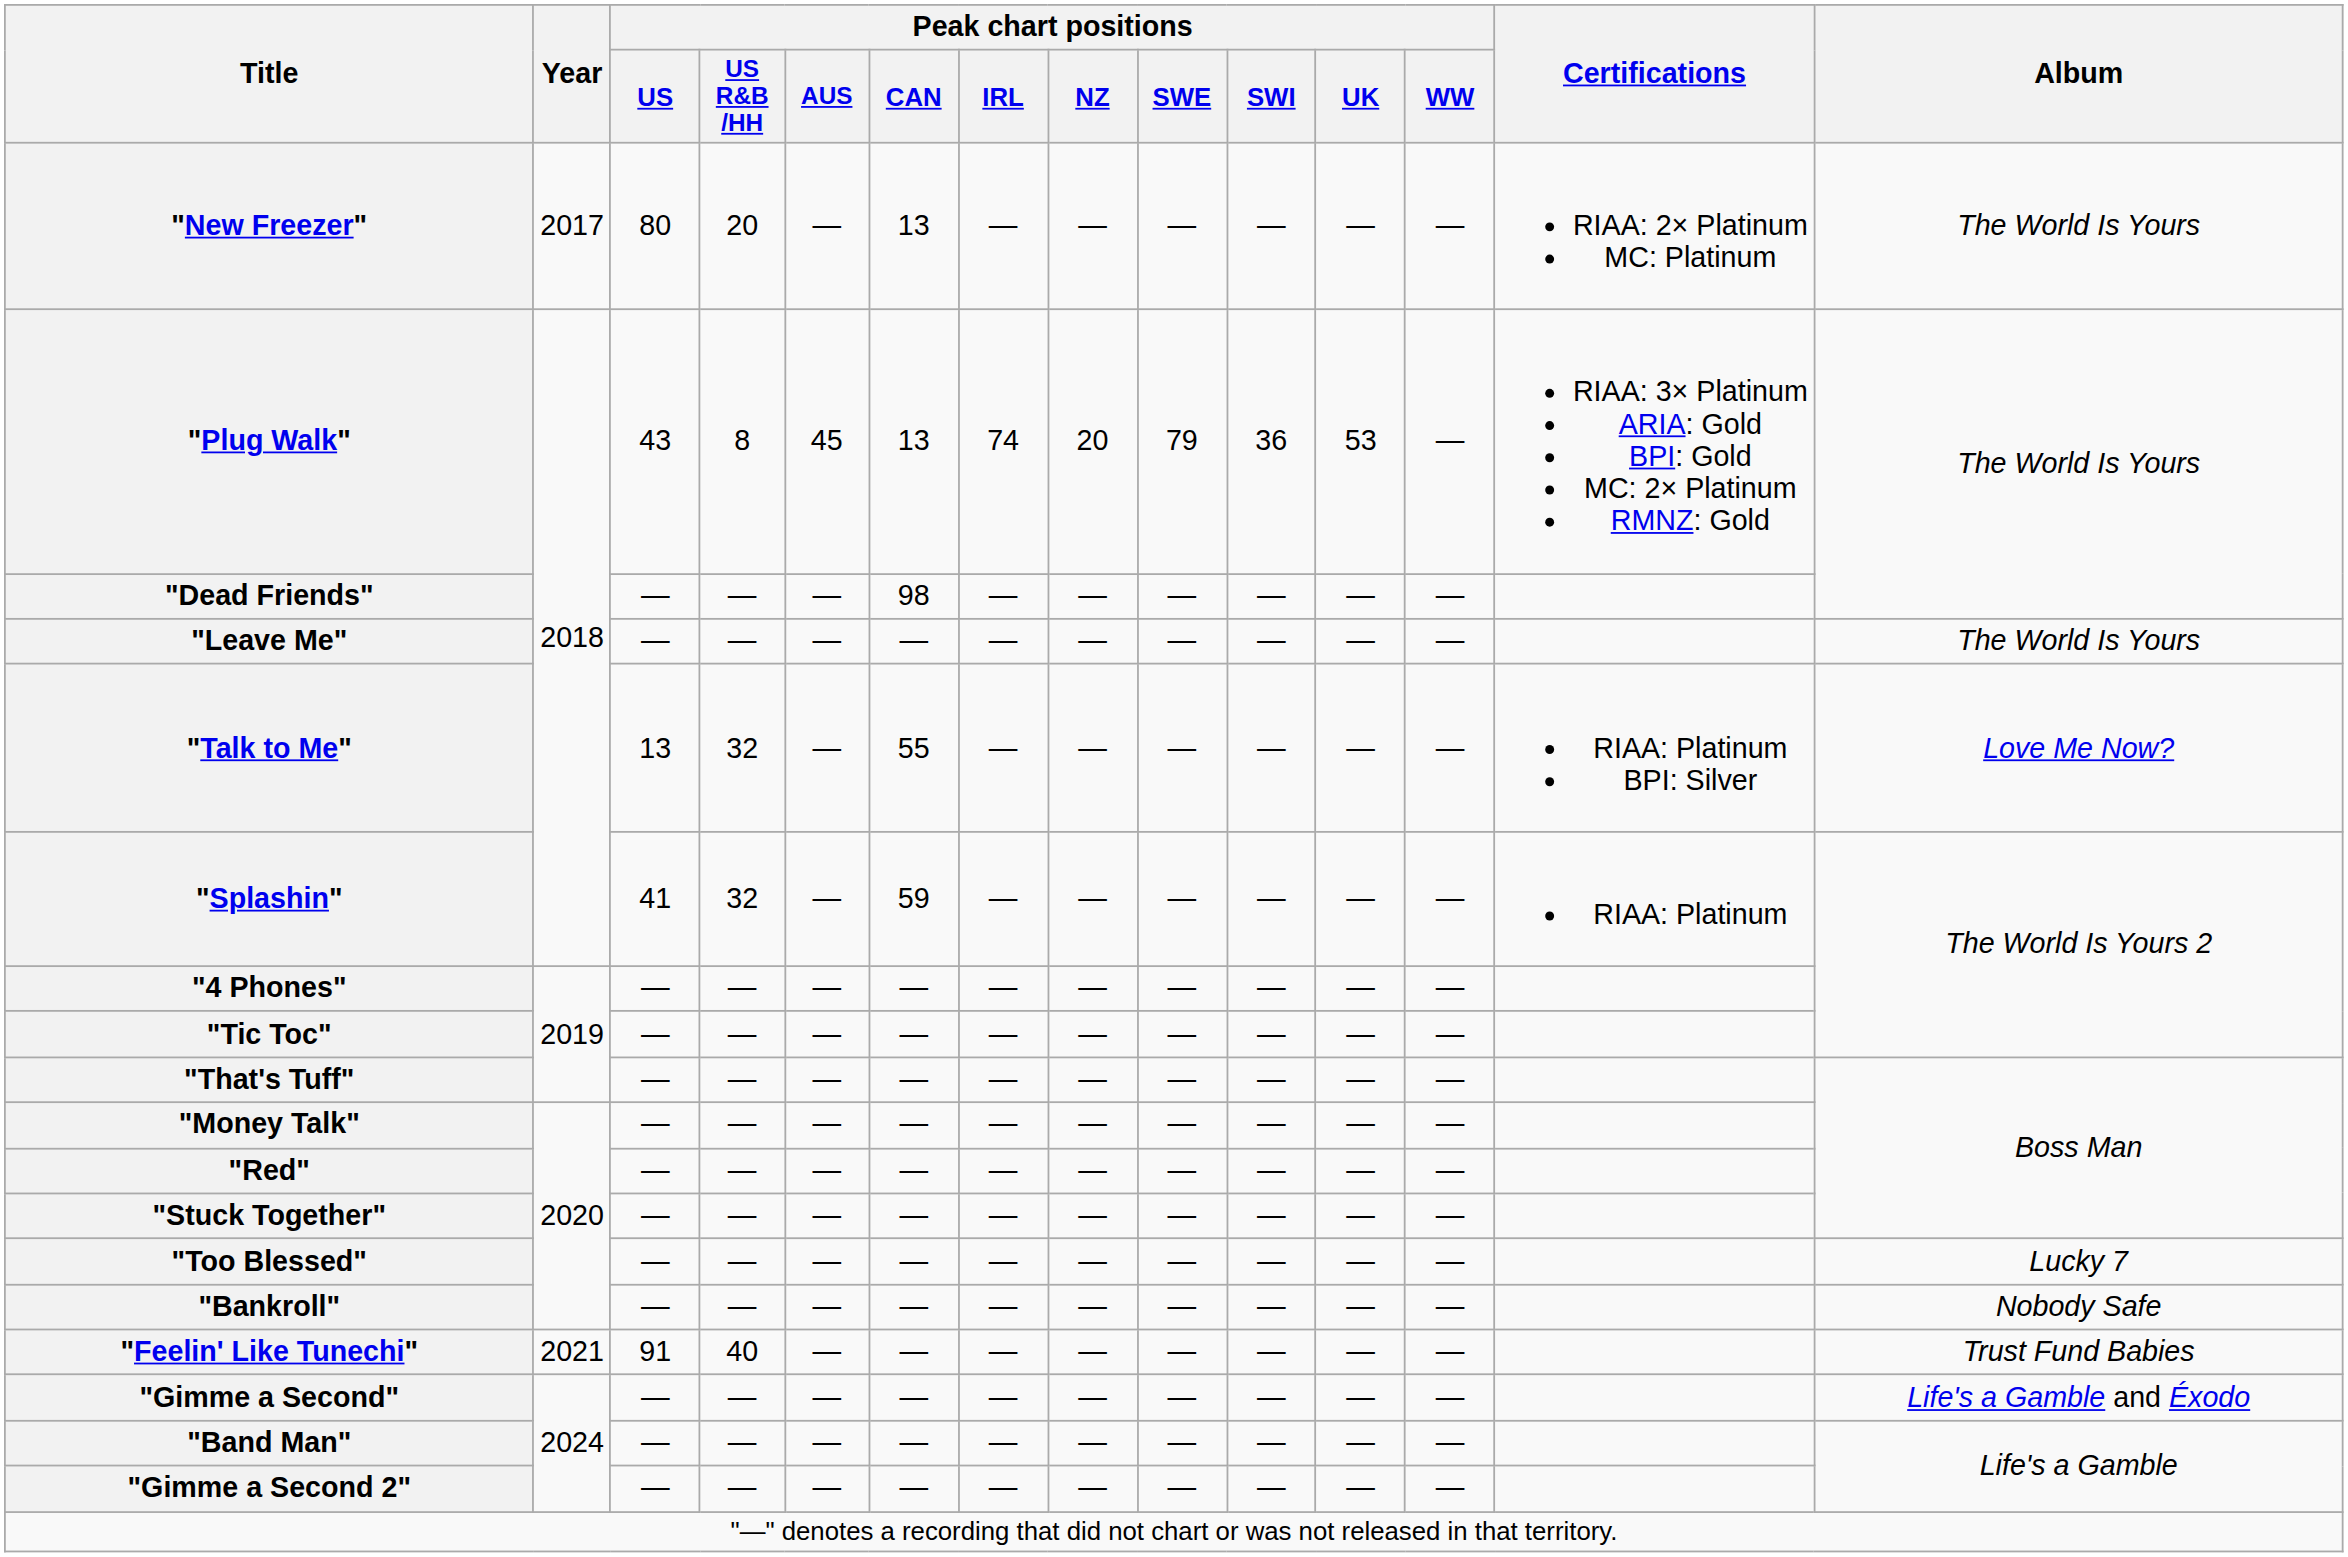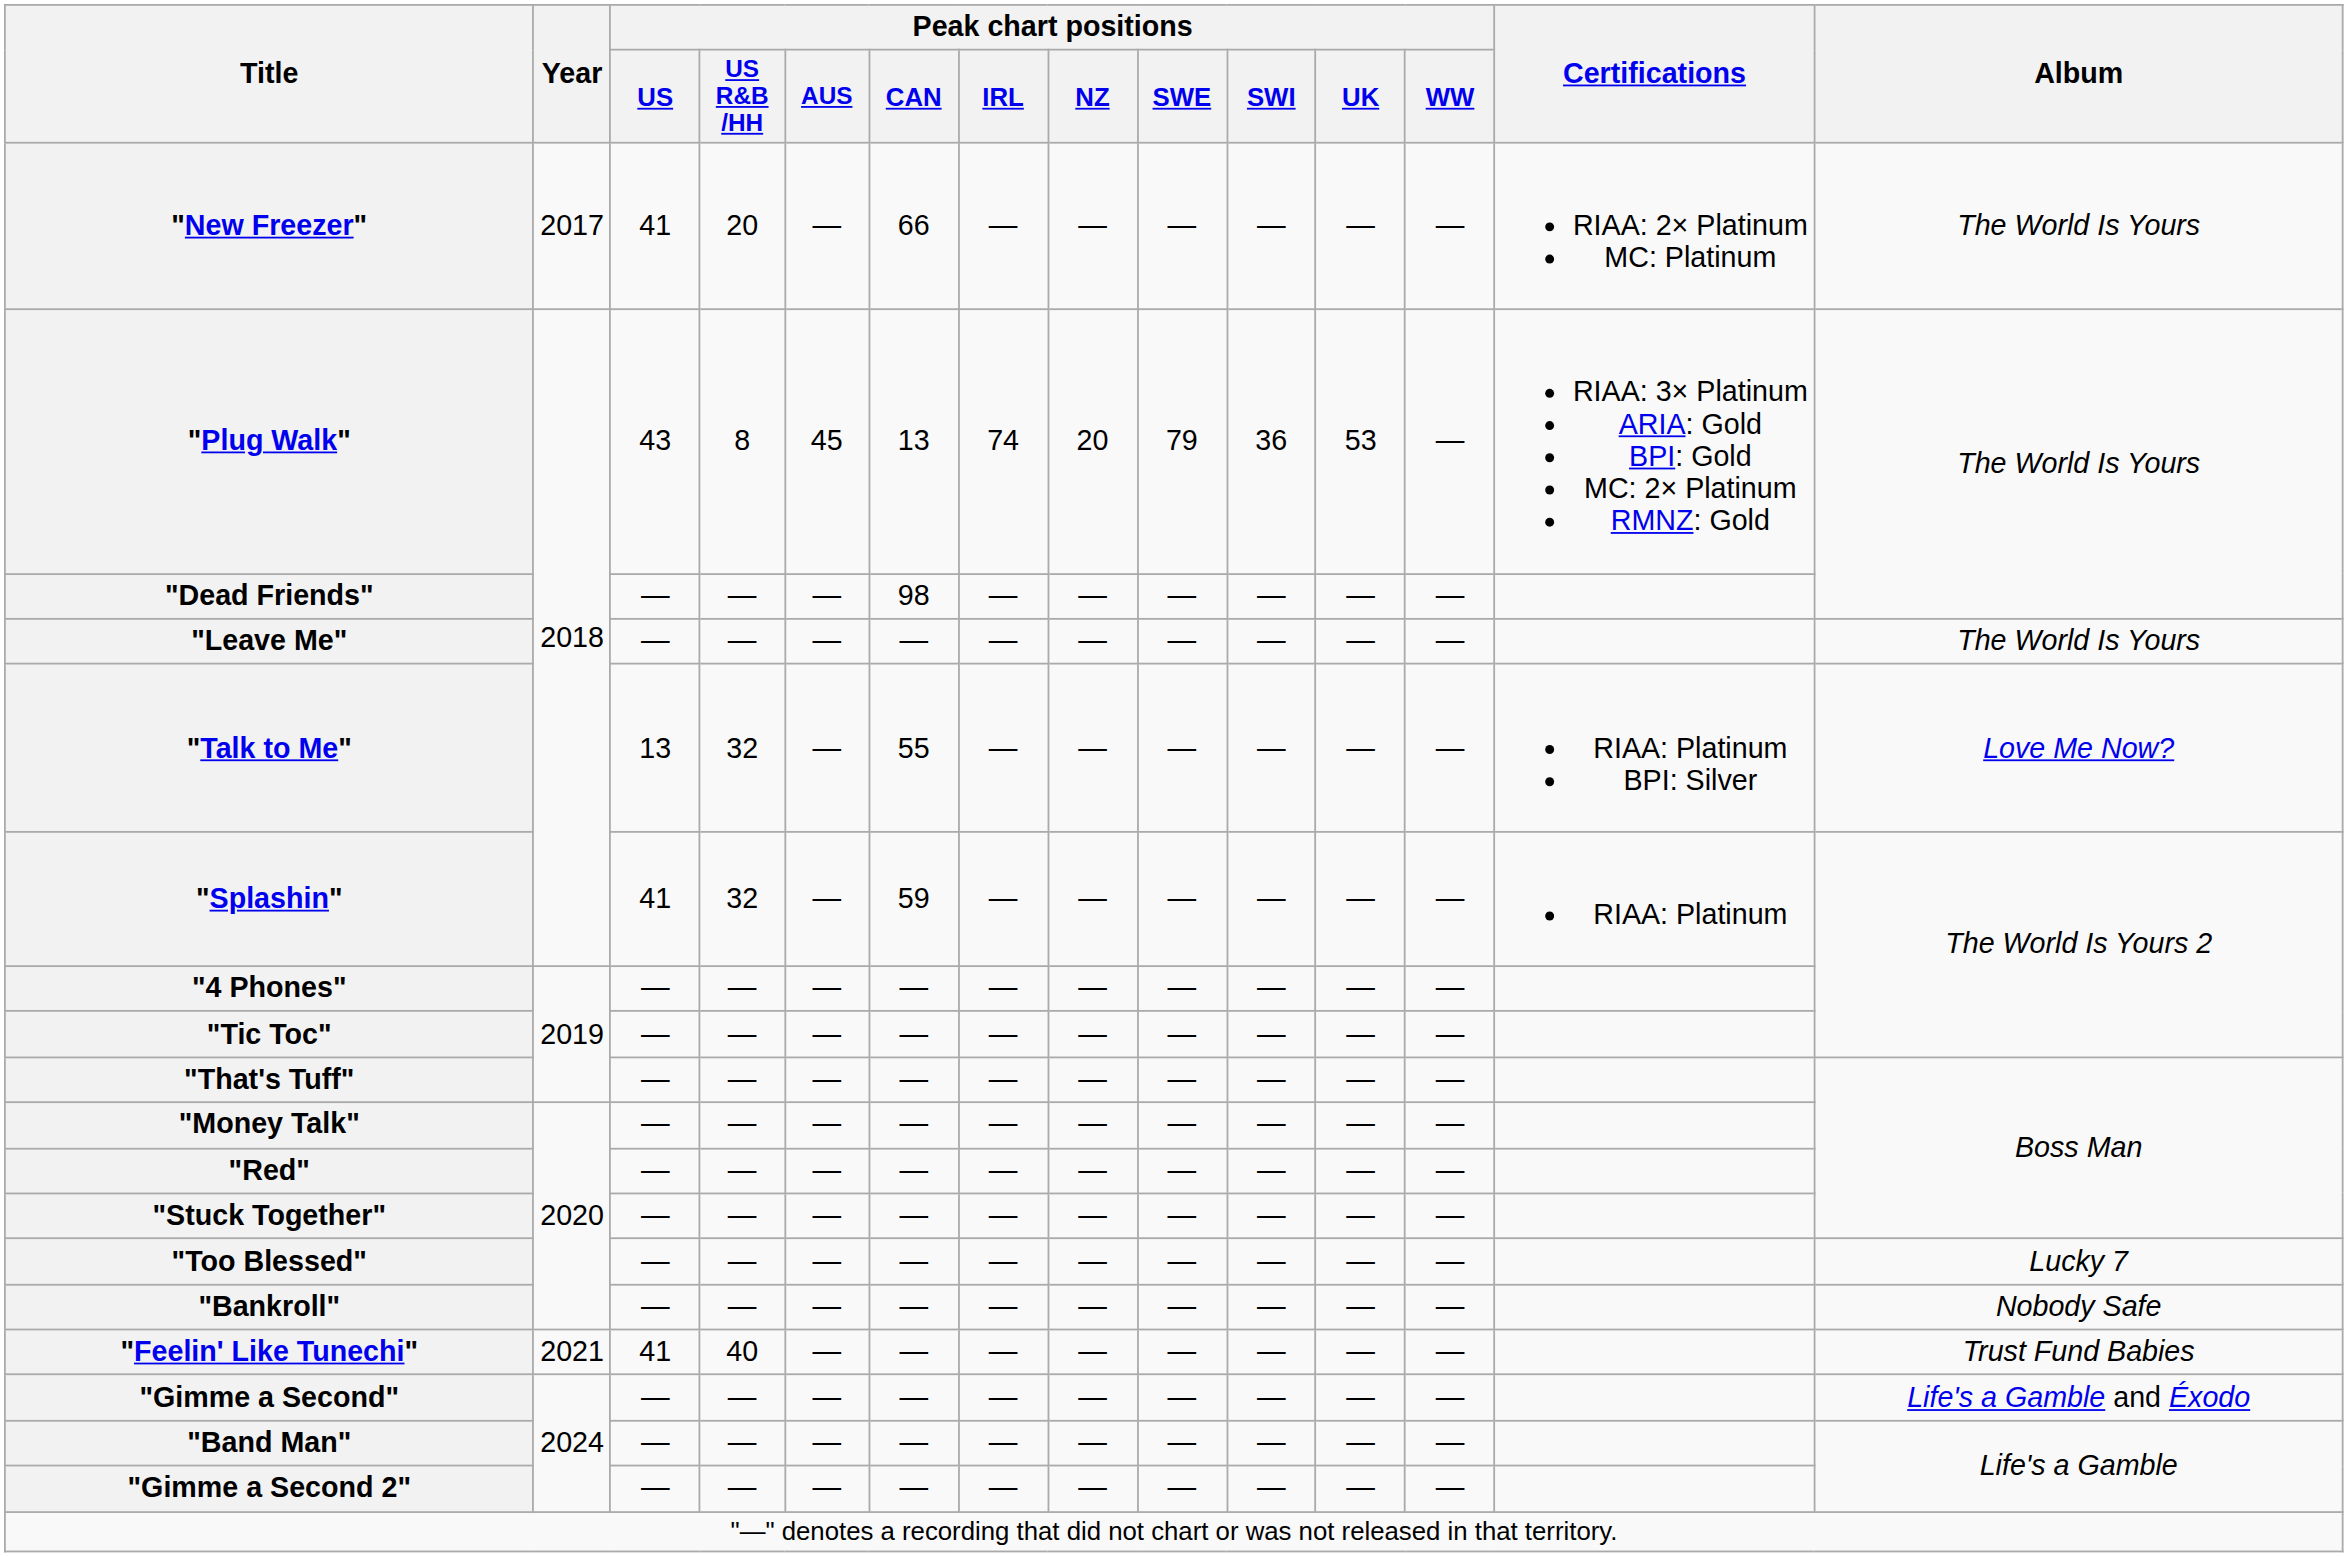(655, 225) 80 -> (655, 225) 41
(914, 225) 13 -> (914, 225) 66
(655, 1351) 91 -> (655, 1351) 41
